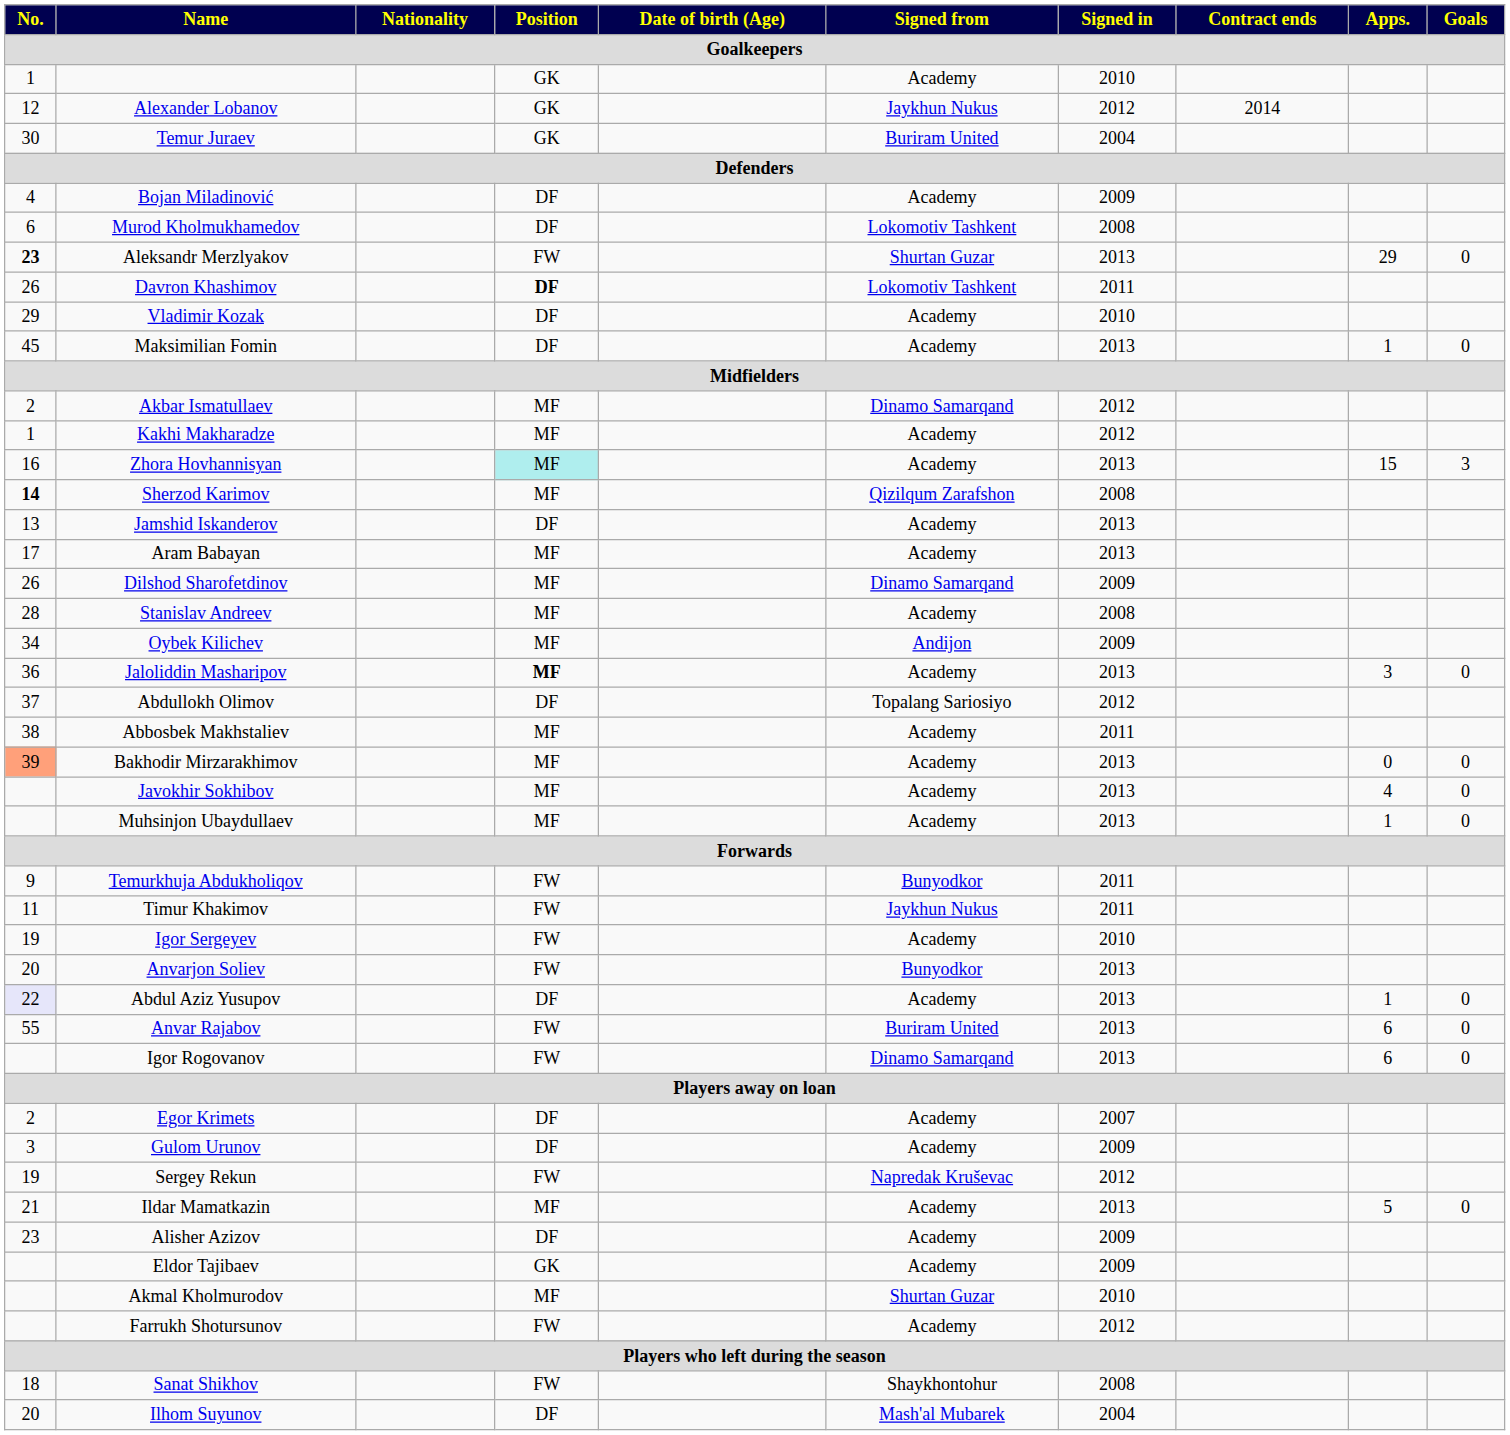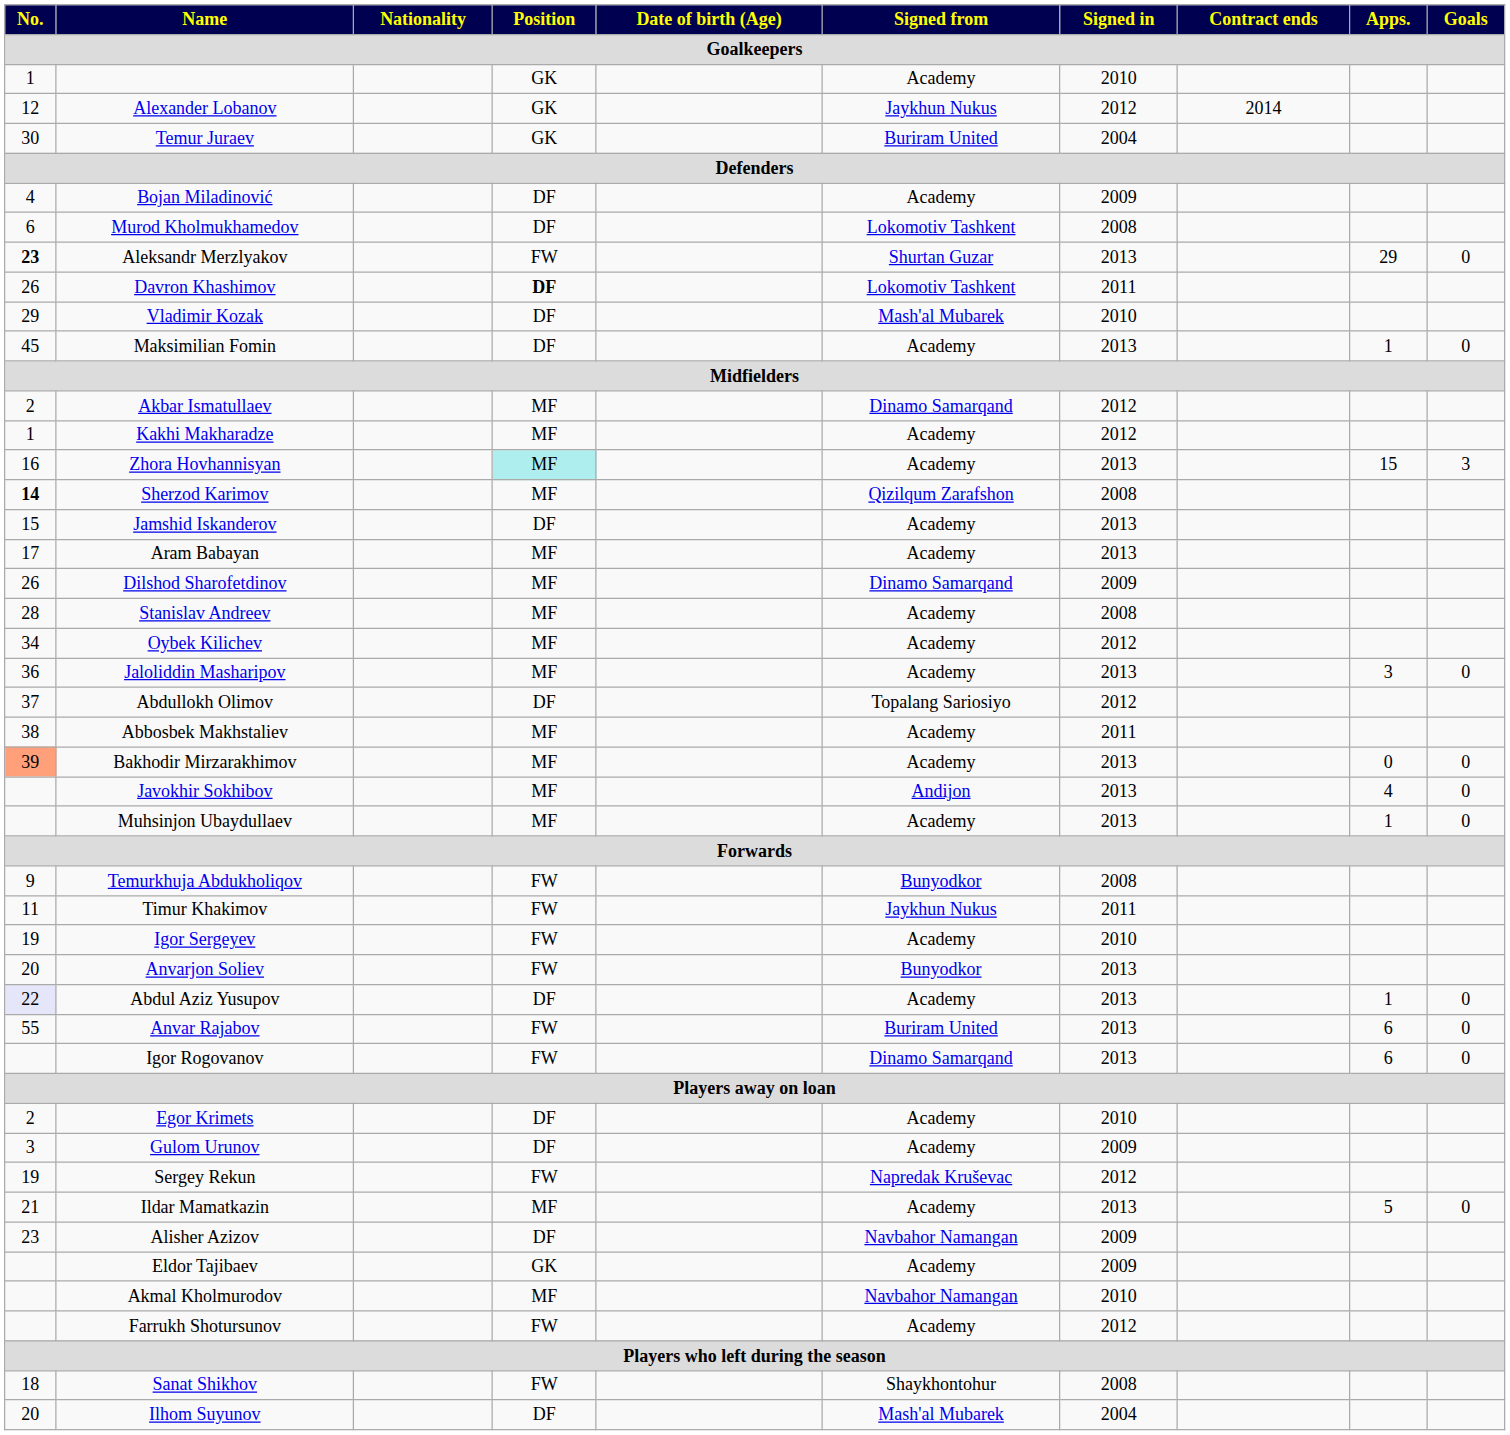(942, 316) Academy -> (941, 316) Mash'al Mubarek
(30, 524) 13 -> (30, 524) 15
(942, 643) Andijon -> (941, 643) Academy
(1117, 643) 2009 -> (1119, 643) 2012
(547, 672) bold -> (544, 672) normal
(942, 791) Academy -> (941, 791) Andijon
(1117, 880) 2011 -> (1119, 880) 2008
(1117, 1118) 2007 -> (1119, 1118) 2010
(942, 1236) Academy -> (941, 1236) Navbahor Namangan
(942, 1296) Shurtan Guzar -> (941, 1296) Navbahor Namangan
